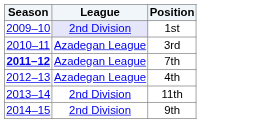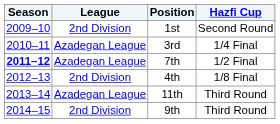+ column: (236, 12)
(100, 28) lavender background -> (100, 28) no background
(100, 77) Azadegan League -> (100, 77) 2nd Division
(100, 94) 2nd Division -> (100, 94) Azadegan League
